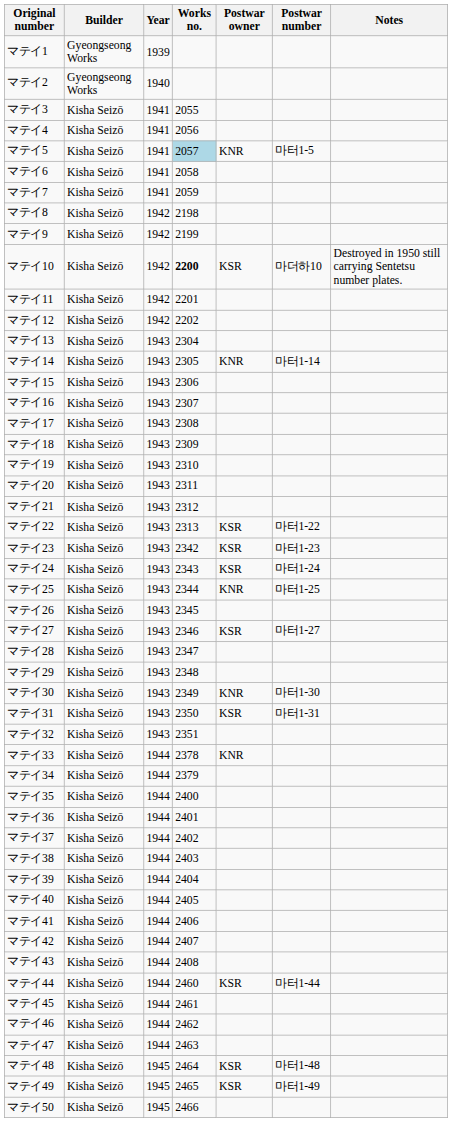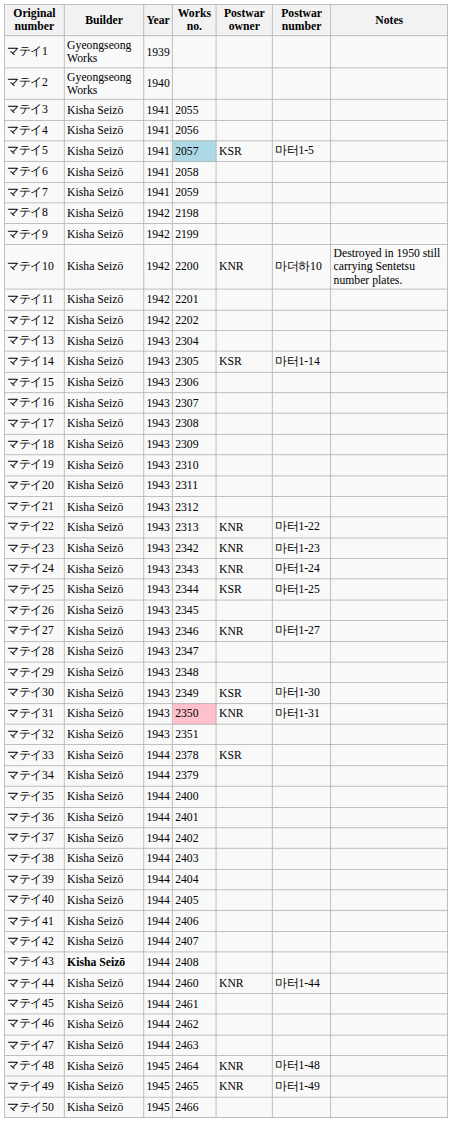(231, 151) KNR -> (230, 151) KSR
(187, 266) bold -> (187, 266) normal
(230, 266) KSR -> (231, 266) KNR
(231, 361) KNR -> (230, 361) KSR
(230, 527) KSR -> (231, 527) KNR
(230, 548) KSR -> (231, 548) KNR
(230, 568) KSR -> (231, 568) KNR
(231, 589) KNR -> (230, 589) KSR
(230, 631) KSR -> (231, 631) KNR
(231, 693) KNR -> (230, 693) KSR
(187, 713) no background -> (187, 713) pink background
(230, 713) KSR -> (231, 713) KNR
(231, 755) KNR -> (230, 755) KSR
(95, 962) normal -> (96, 962) bold
(230, 983) KSR -> (231, 983) KNR
(230, 1066) KSR -> (231, 1066) KNR
(230, 1086) KSR -> (231, 1086) KNR
